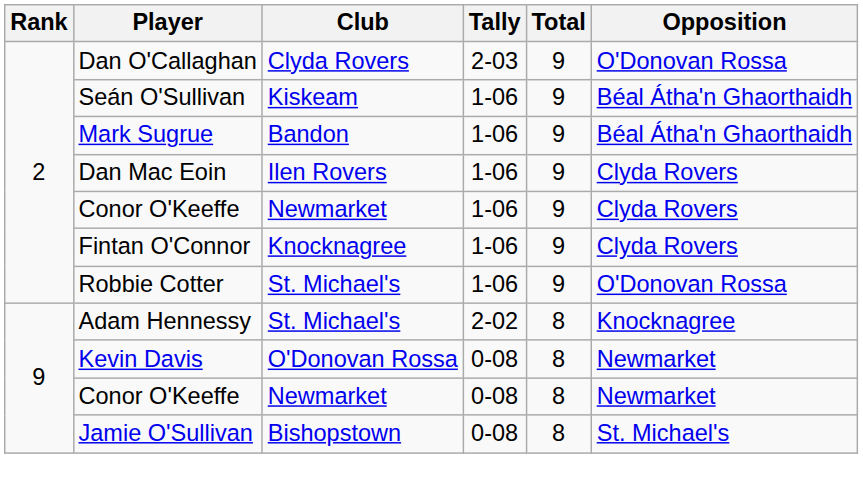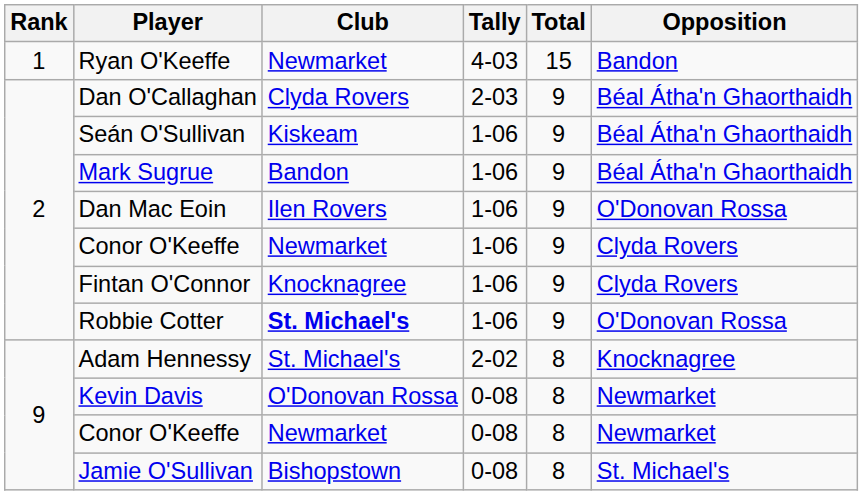+ row: (154, 60)
(692, 60) O'Donovan Rossa -> (724, 97) Béal Átha'n Ghaorthaidh
(667, 172) Clyda Rovers -> (692, 209) O'Donovan Rossa
(334, 284) normal -> (339, 321) bold
